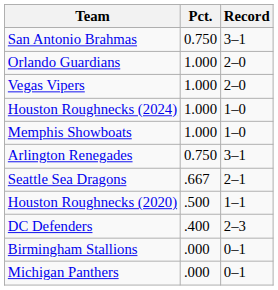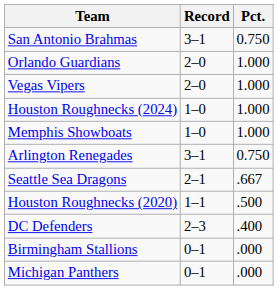columns swapped: (247, 16) <-> (200, 16)
